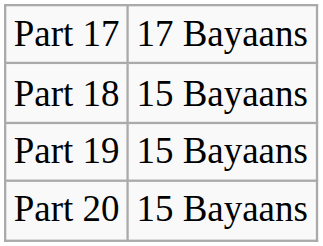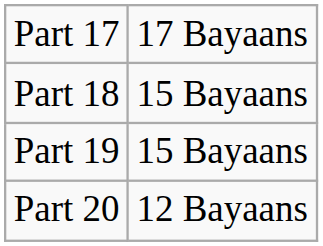(222, 209) 15 Bayaans -> (222, 209) 12 Bayaans
